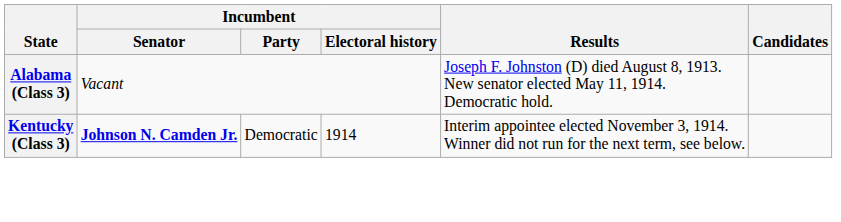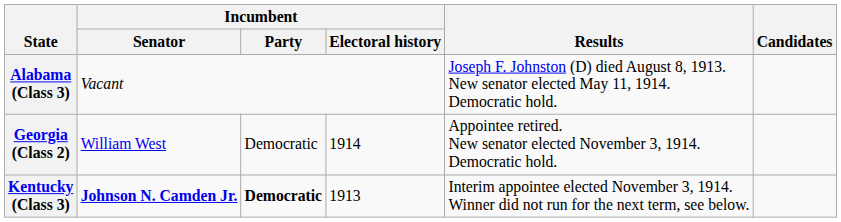+ row: (41, 144)
(281, 135) normal -> (283, 195) bold
(341, 135) 1914 -> (345, 195) 1913
